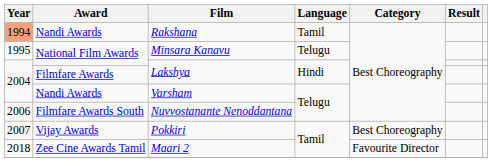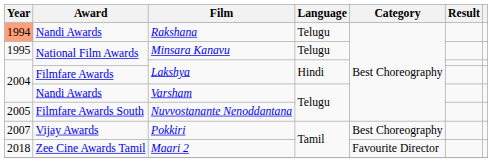(311, 32) Tamil -> (314, 32) Telugu
(19, 111) 2006 -> (19, 111) 2005
